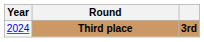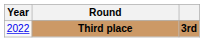(18, 29) 2024 -> (18, 29) 2022
